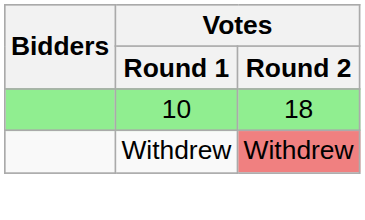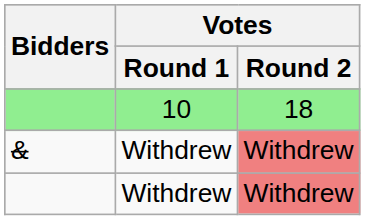+ row: (20, 151)
